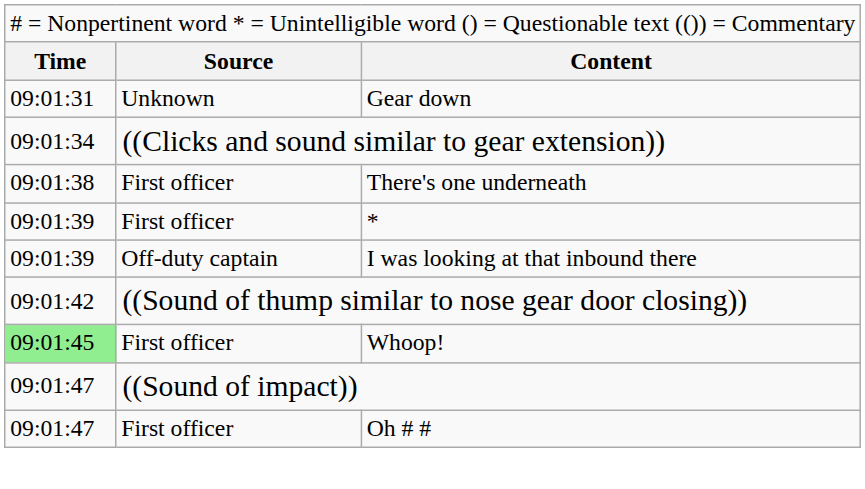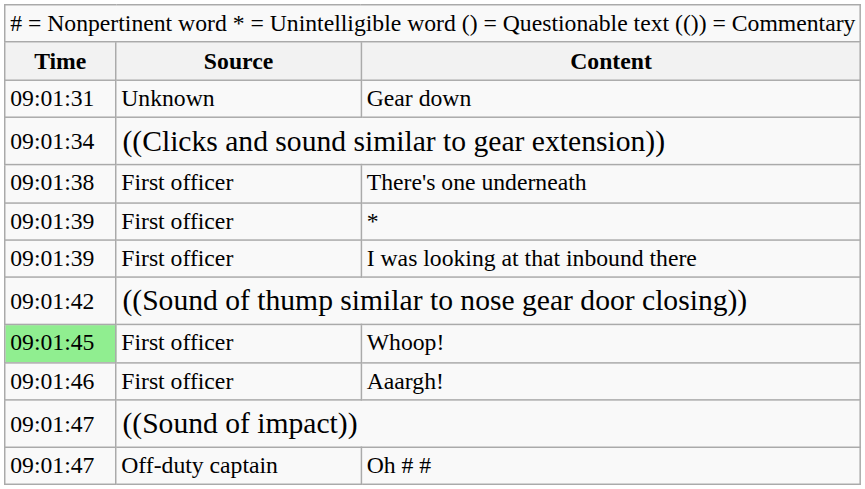(200, 258) Off-duty captain -> (177, 258) First officer
+ row: (405, 380)
(177, 428) First officer -> (200, 465) Off-duty captain
